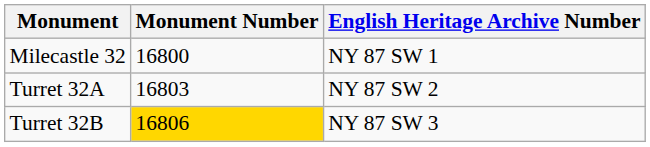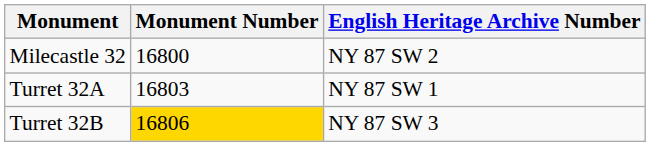(383, 55) NY 87 SW 1 -> (383, 55) NY 87 SW 2
(383, 89) NY 87 SW 2 -> (383, 89) NY 87 SW 1
